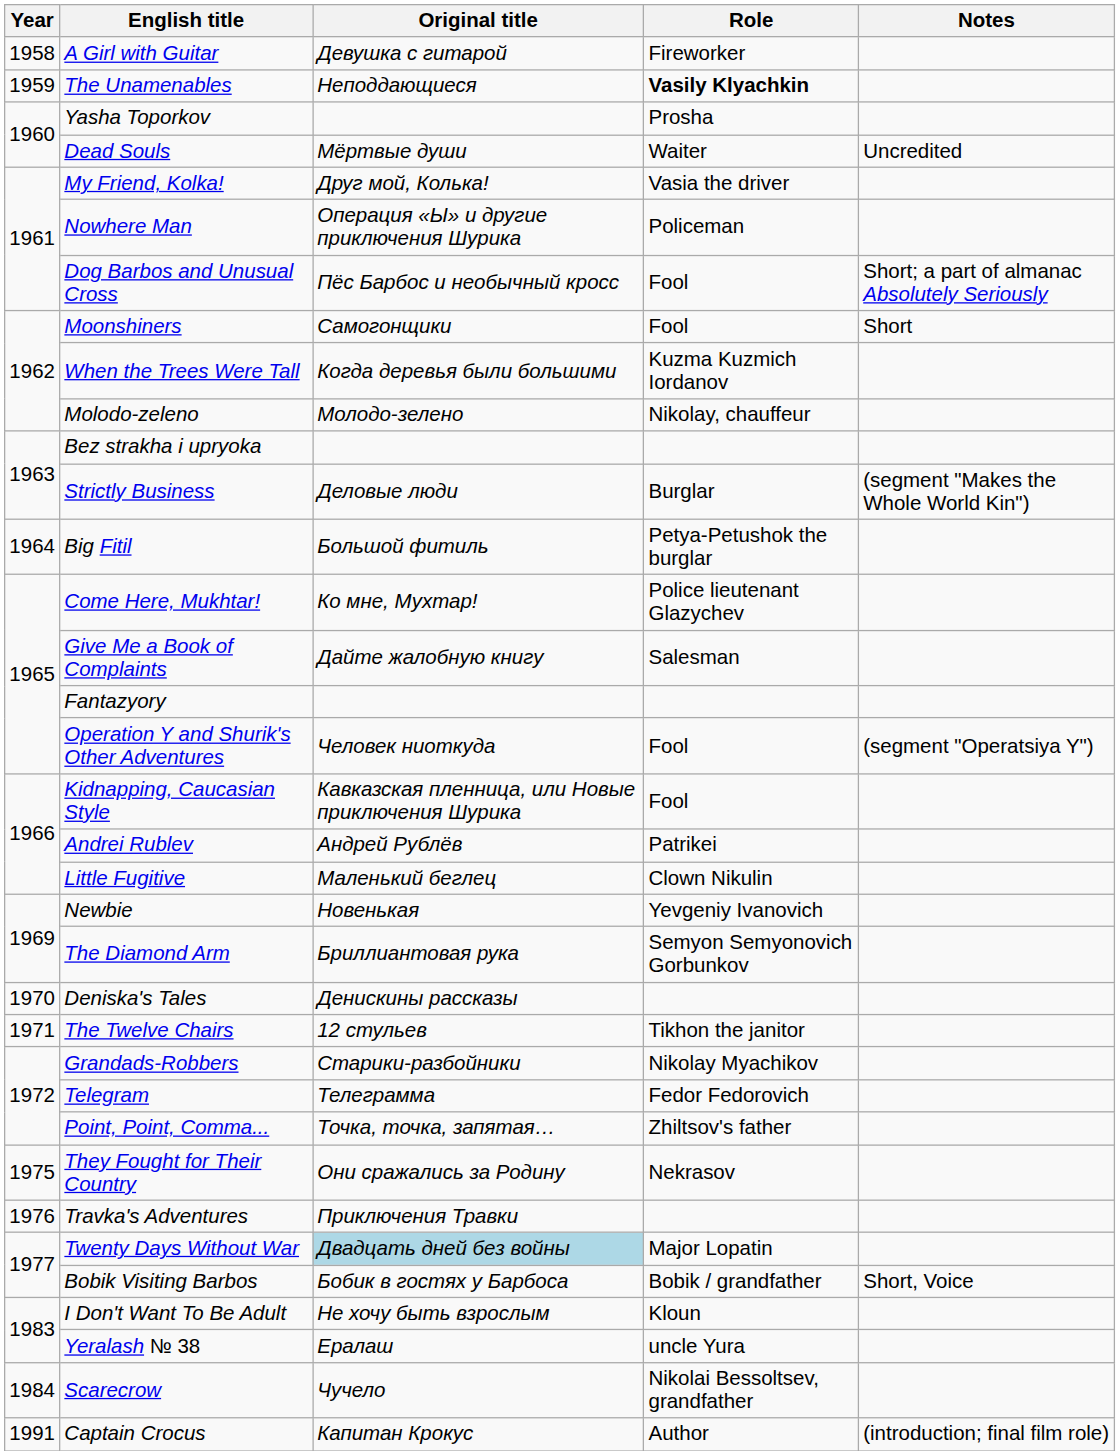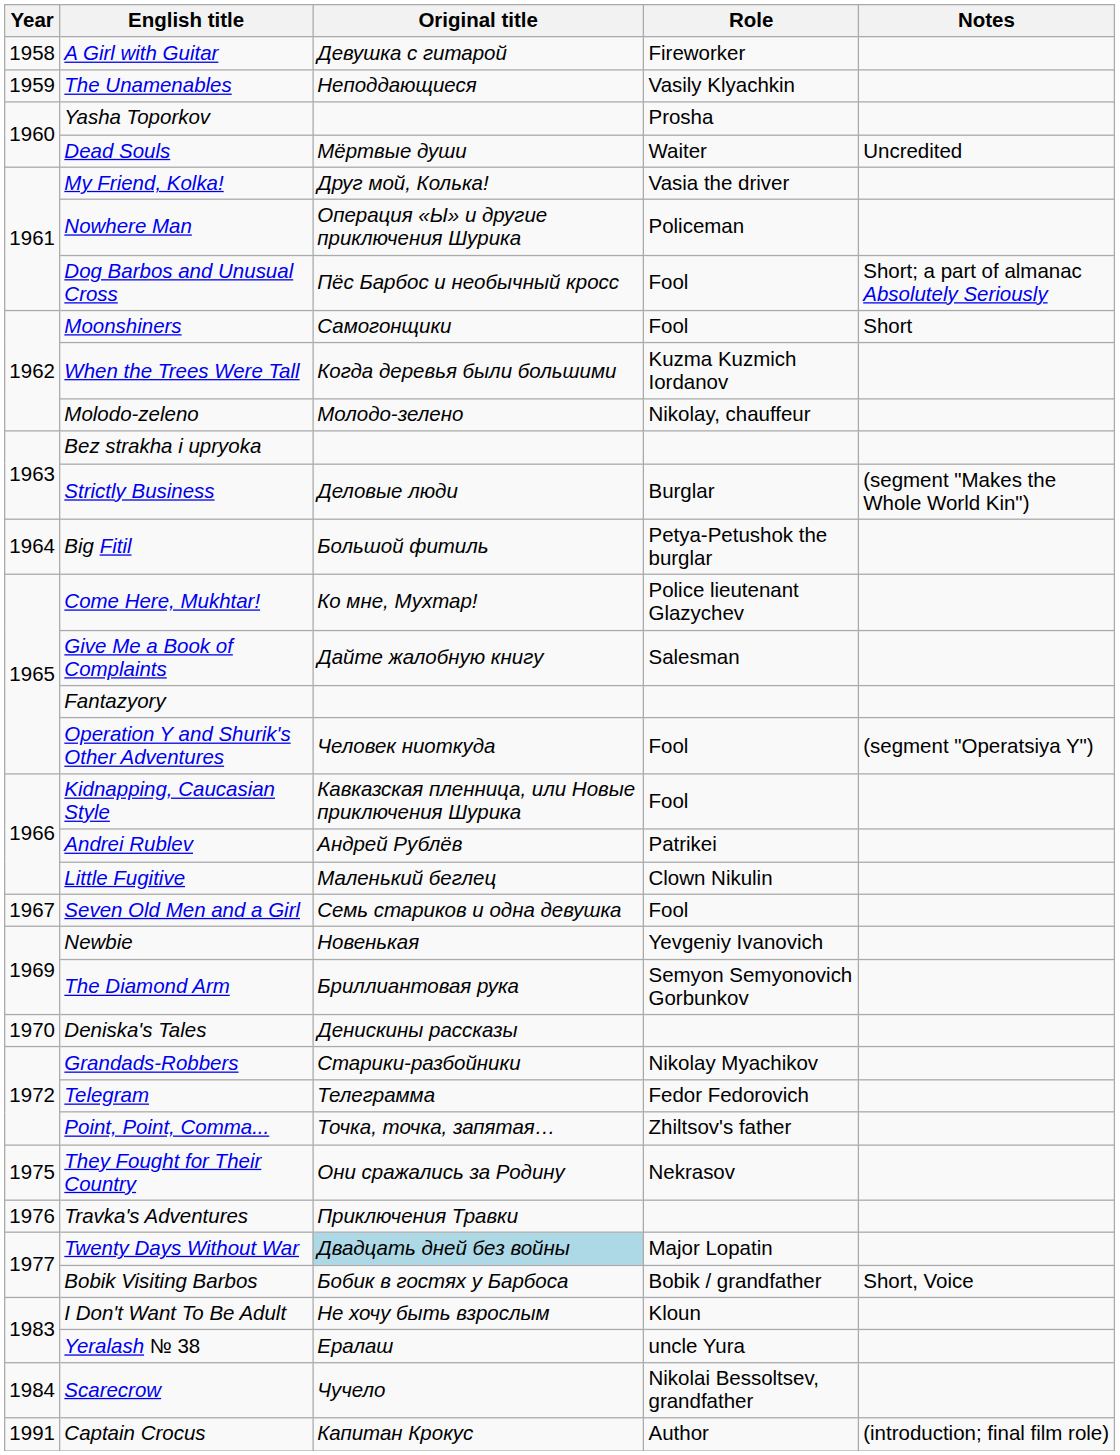(729, 85) bold -> (722, 85) normal
+ row: (182, 910)
- row: (149, 1030)
